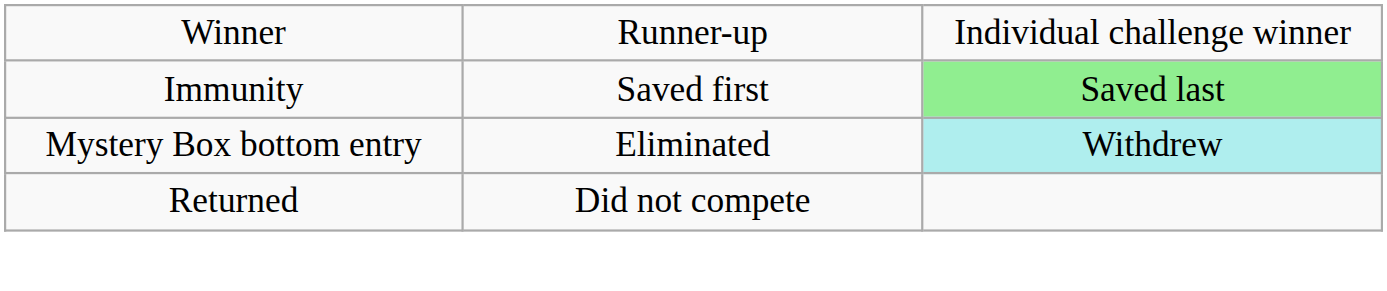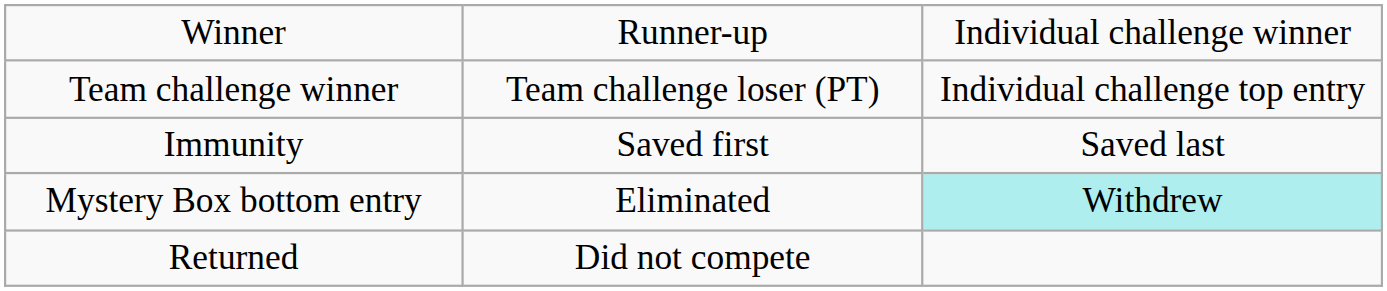+ row: (234, 88)
(1153, 88) lightgreen background -> (1153, 144) no background
